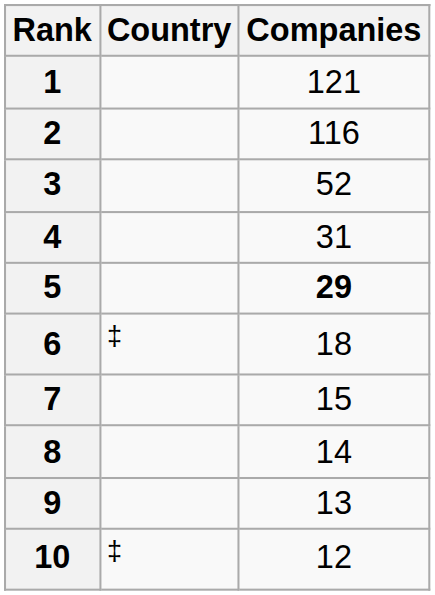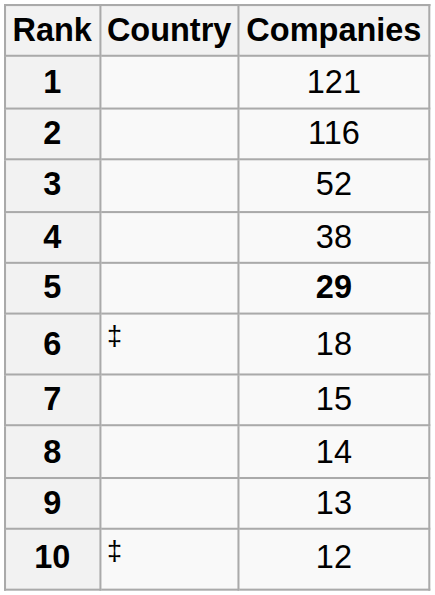(334, 236) 31 -> (334, 236) 38
